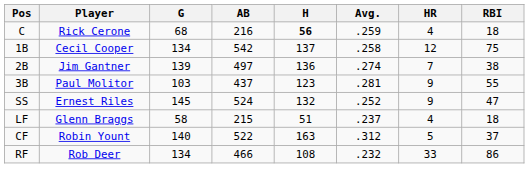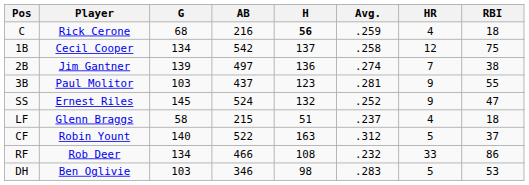+ row: (22, 171)
